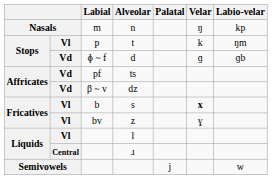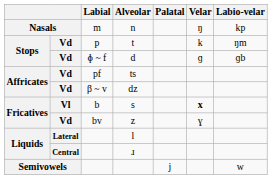(66, 43) Vl -> (66, 43) Vd
(66, 120) Vl -> (66, 120) Vd
(66, 136) Vl -> (66, 136) Lateral
